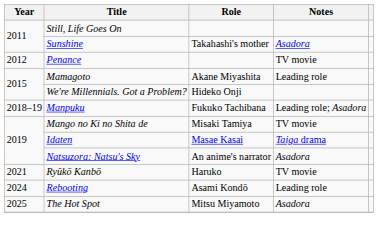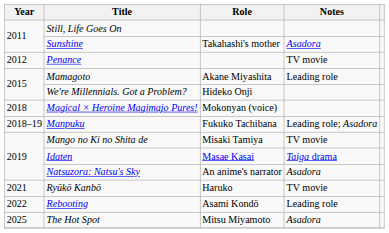+ row: (122, 108)
(17, 188) 2024 -> (17, 204) 2022
